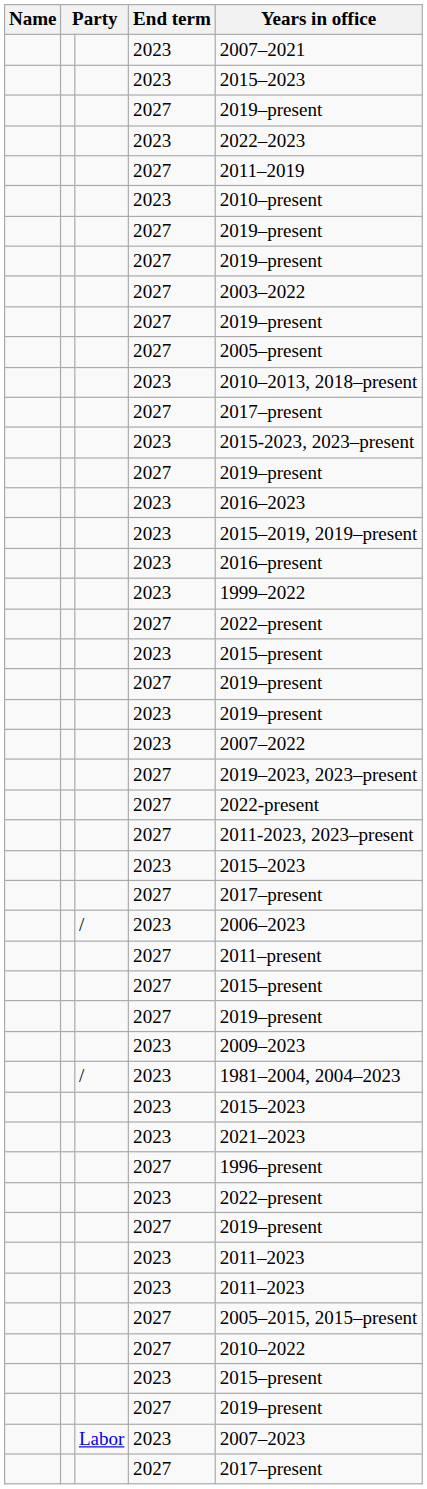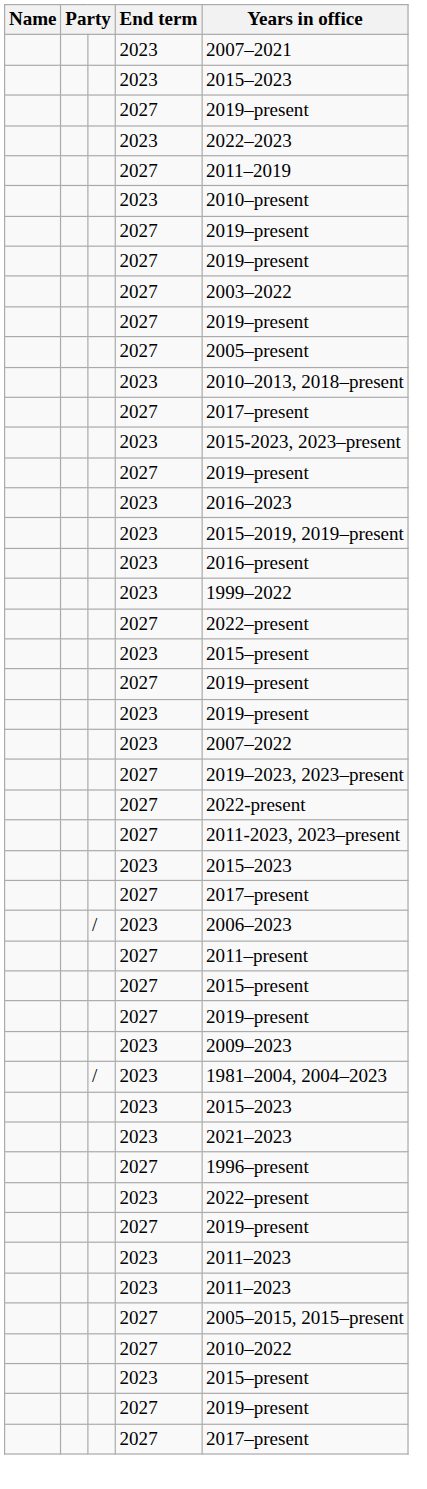- row: (102, 1438)
